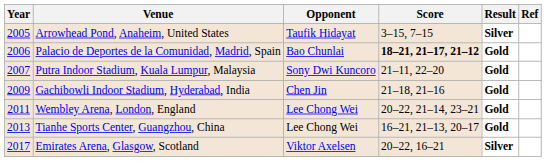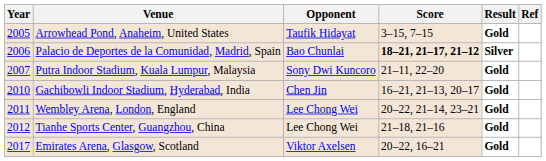(499, 33) Silver -> (497, 33) Gold
(497, 52) Gold -> (499, 52) Silver
(19, 90) 2009 -> (19, 90) 2010
(413, 90) 21–18, 21–16 -> (430, 90) 16–21, 21–13, 20–17
(19, 128) 2013 -> (19, 128) 2012
(430, 128) 16–21, 21–13, 20–17 -> (413, 128) 21–18, 21–16
(499, 147) Silver -> (497, 147) Gold
